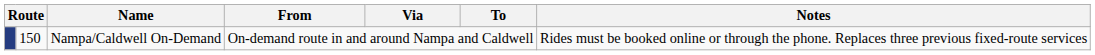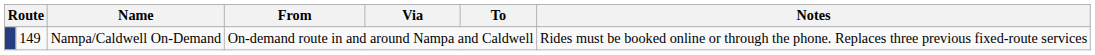(30, 38) 150 -> (30, 38) 149
